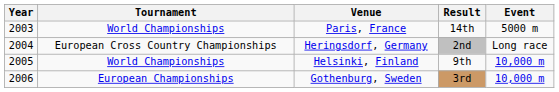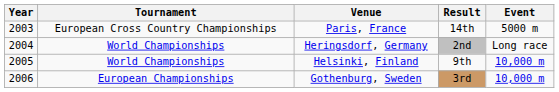(166, 30) World Championships -> (166, 30) European Cross Country Championships
(166, 46) European Cross Country Championships -> (166, 46) World Championships
